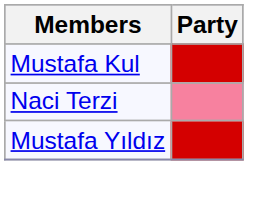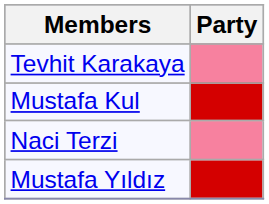+ row: (98, 63)
